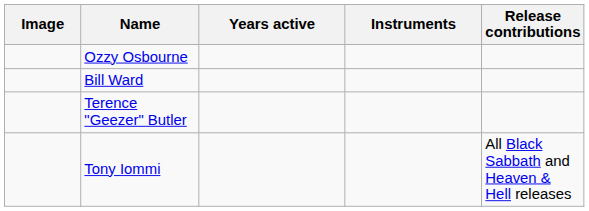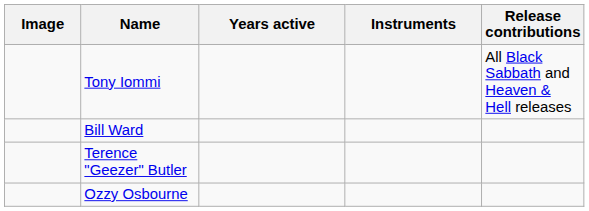rows swapped: (122, 169) <-> (136, 56)
